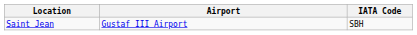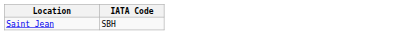- column: (223, 11)
